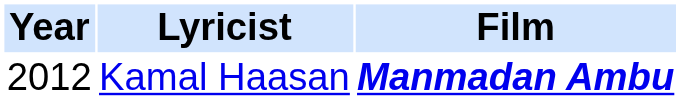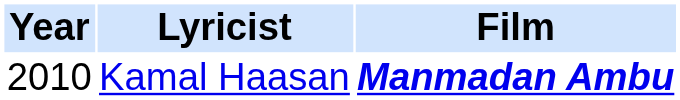(49, 77) 2012 -> (49, 77) 2010
